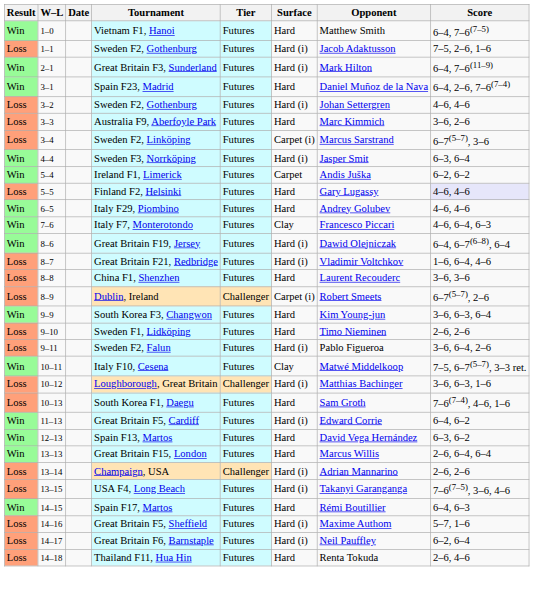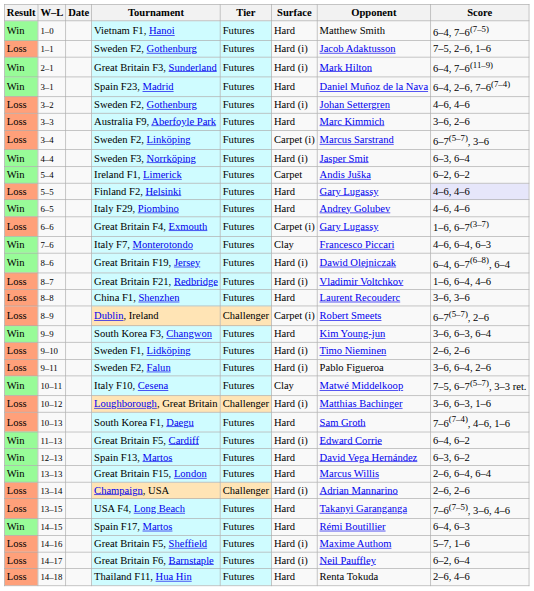+ row: (47, 227)
(285, 331) Hard -> (291, 351) Hard (i)
(291, 489) Hard (i) -> (285, 508) Hard
